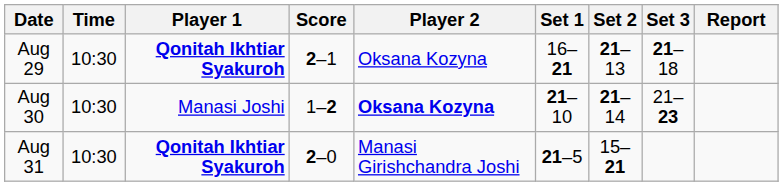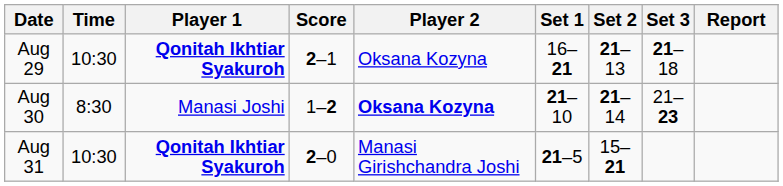(94, 108) 10:30 -> (94, 108) 8:30
